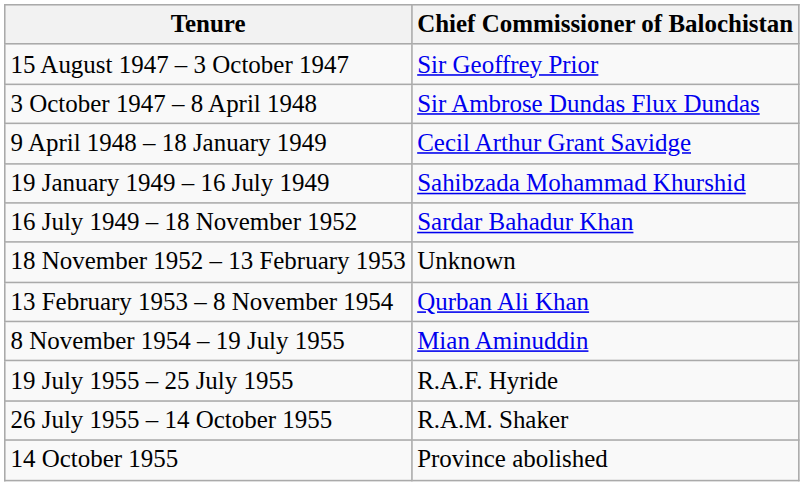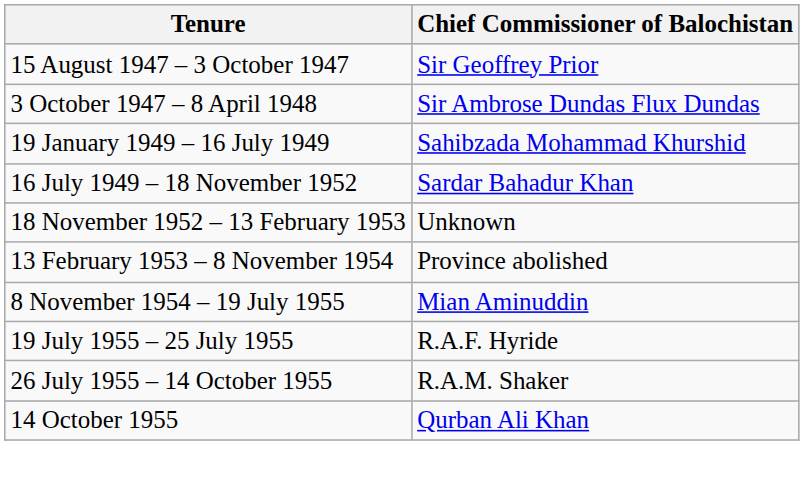- row: (169, 143)
(503, 301) Qurban Ali Khan -> (512, 261) Province abolished
(512, 459) Province abolished -> (503, 420) Qurban Ali Khan
